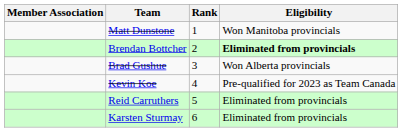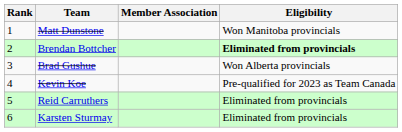columns swapped: (205, 13) <-> (55, 13)
